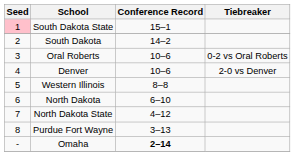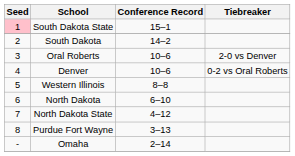(248, 56) 0-2 vs Oral Roberts -> (248, 56) 2-0 vs Denver
(248, 71) 2-0 vs Denver -> (248, 71) 0-2 vs Oral Roberts
(160, 144) bold -> (160, 144) normal
